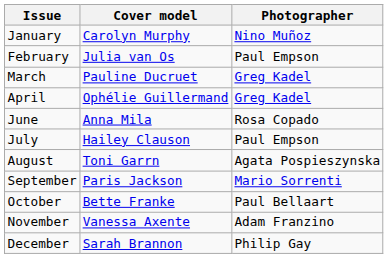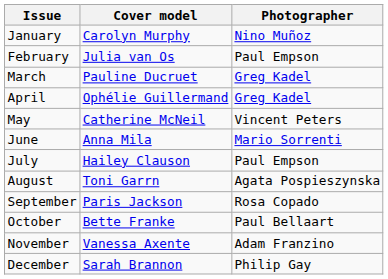+ row: (19, 119)
(277, 119) Rosa Copado -> (288, 139) Mario Sorrenti
(288, 181) Mario Sorrenti -> (277, 202) Rosa Copado
